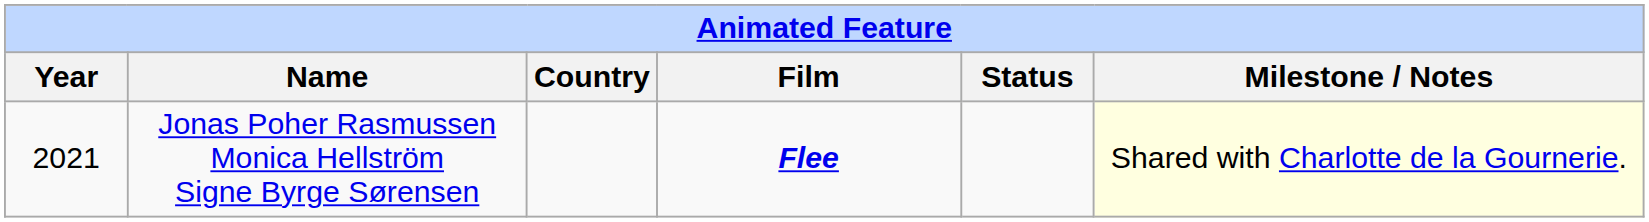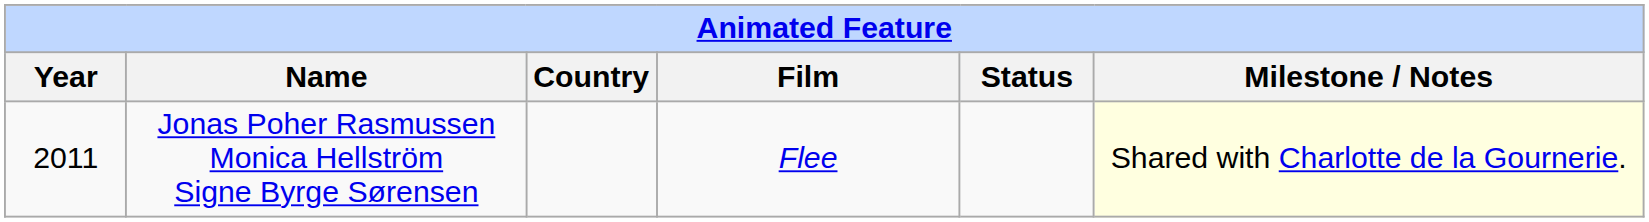(66, 158) 2021 -> (66, 158) 2011
(809, 158) bold -> (808, 158) normal
